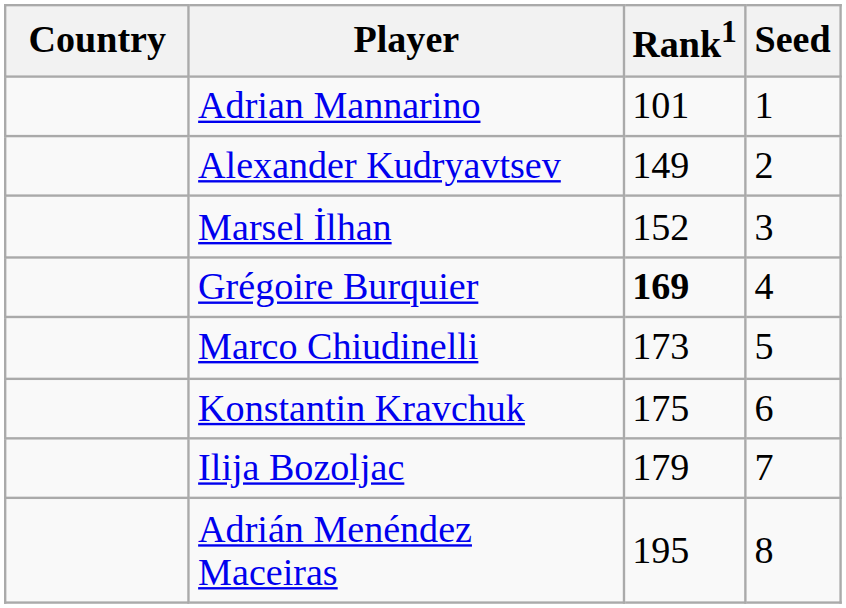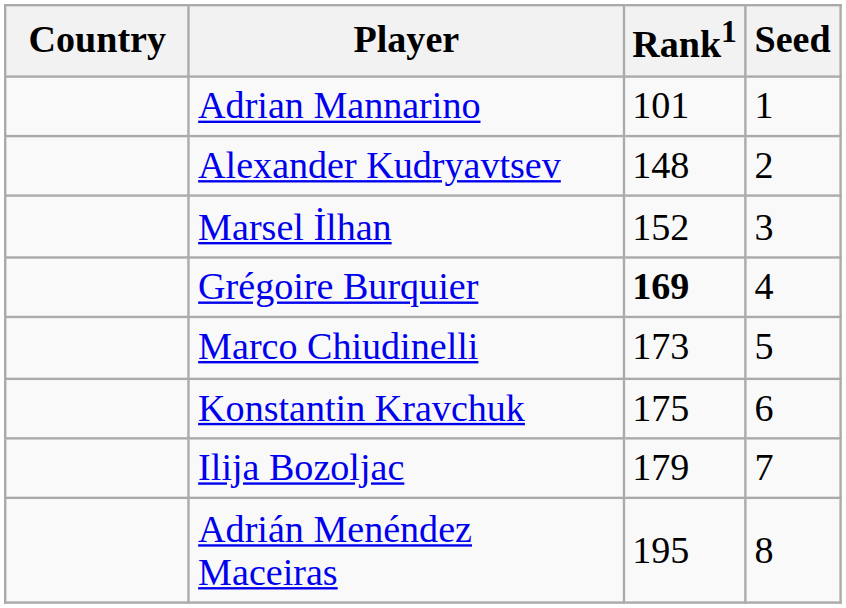(661, 165) 149 -> (661, 165) 148
